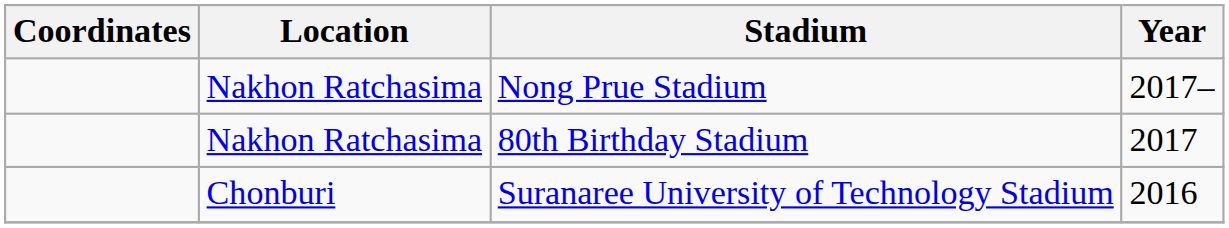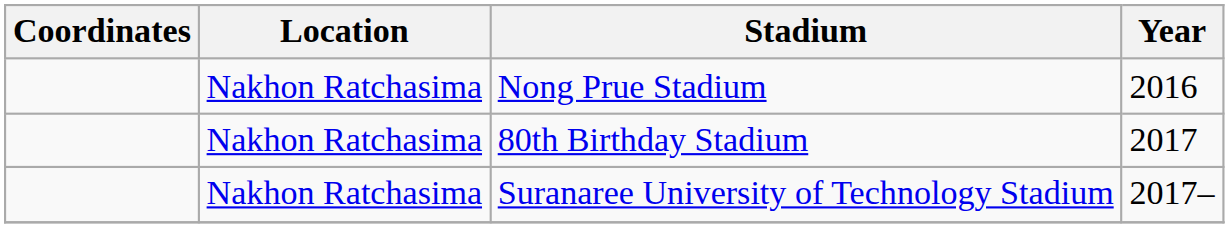(1172, 85) 2017– -> (1163, 85) 2016
(271, 193) Chonburi -> (344, 193) Nakhon Ratchasima
(1163, 193) 2016 -> (1172, 193) 2017–
